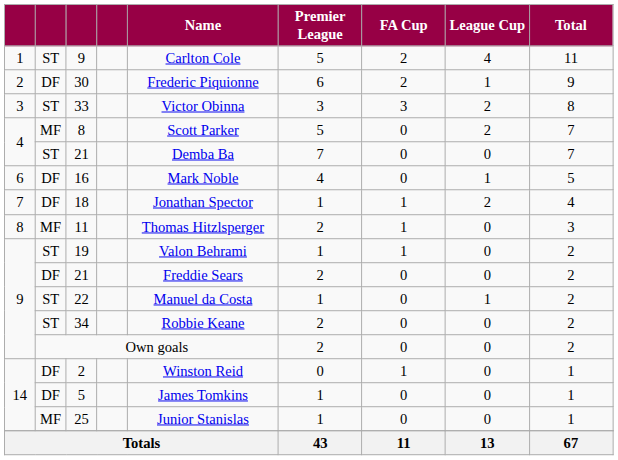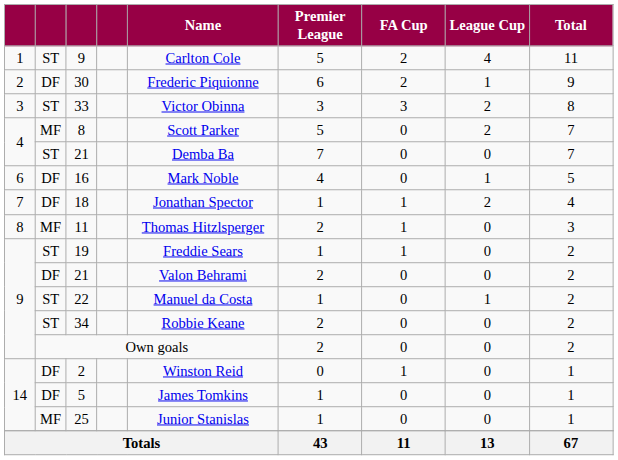(203, 250) Valon Behrami -> (203, 250) Freddie Sears
(203, 274) Freddie Sears -> (203, 274) Valon Behrami
